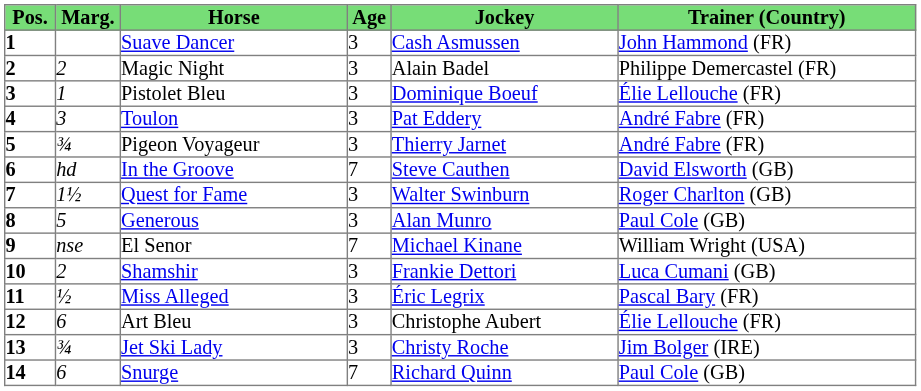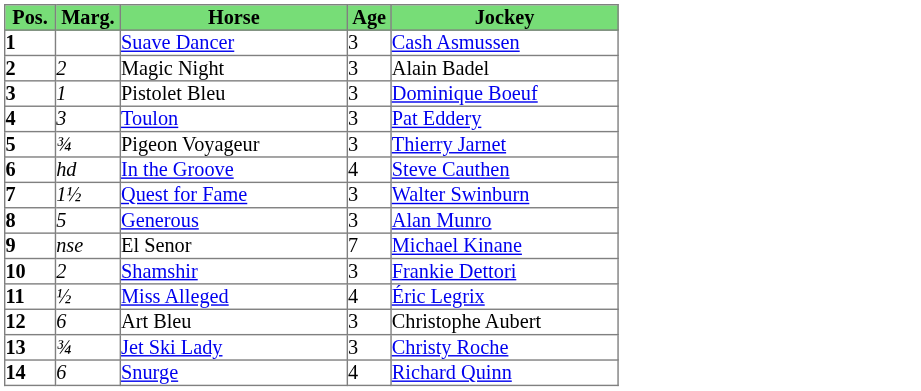- column: (767, 17)
(353, 169) 7 -> (353, 169) 4
(353, 296) 3 -> (353, 296) 4
(353, 372) 7 -> (353, 372) 4
